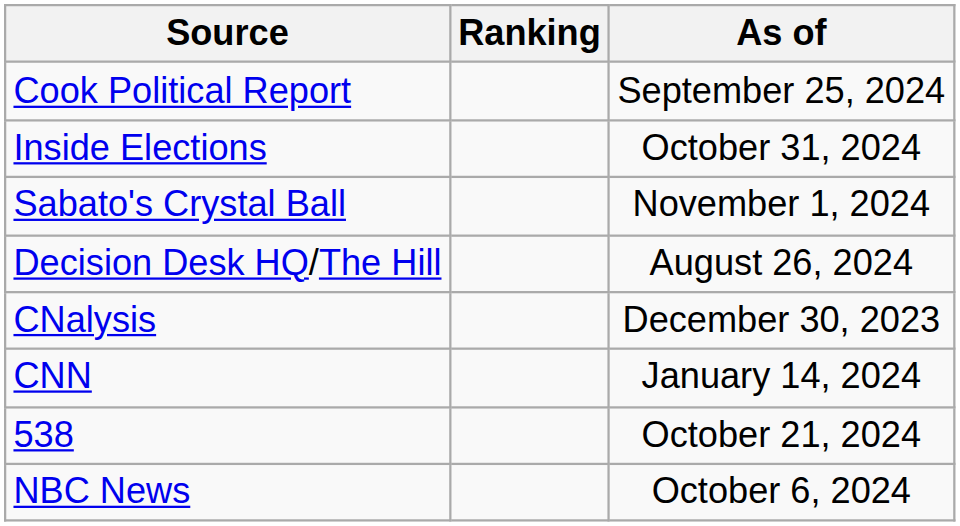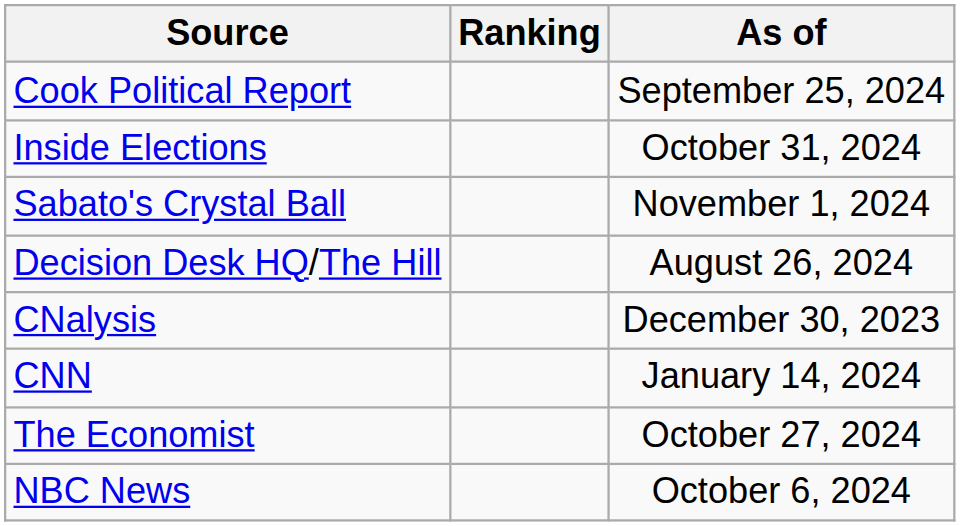+ row: (134, 434)
- row: (44, 434)
